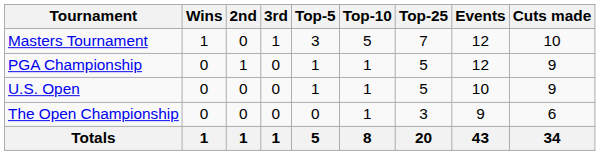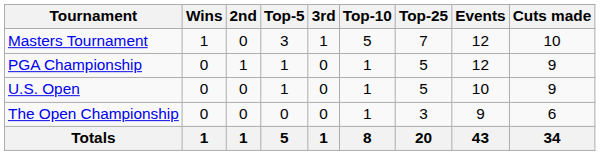columns swapped: (276, 16) <-> (315, 16)
